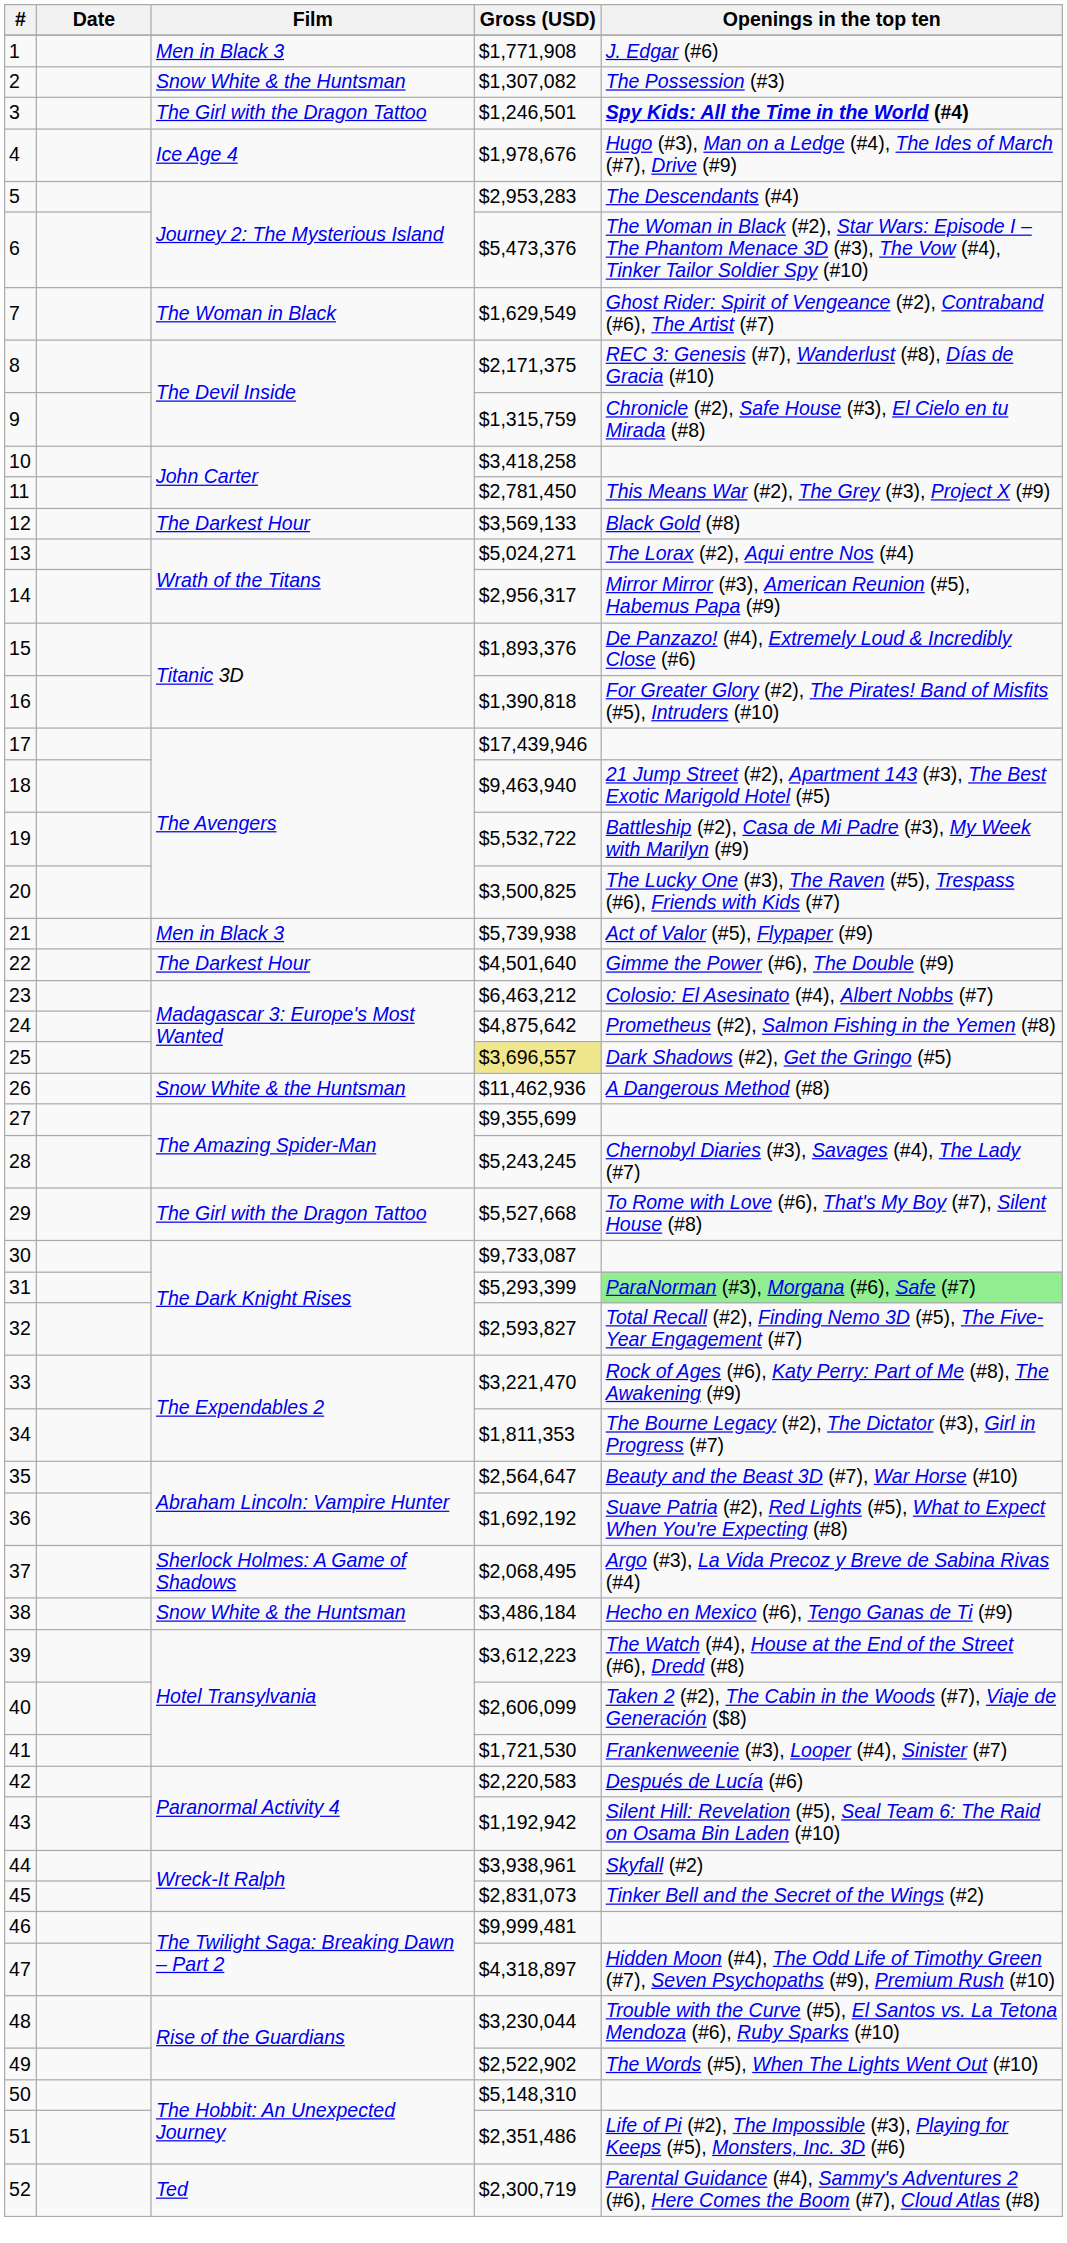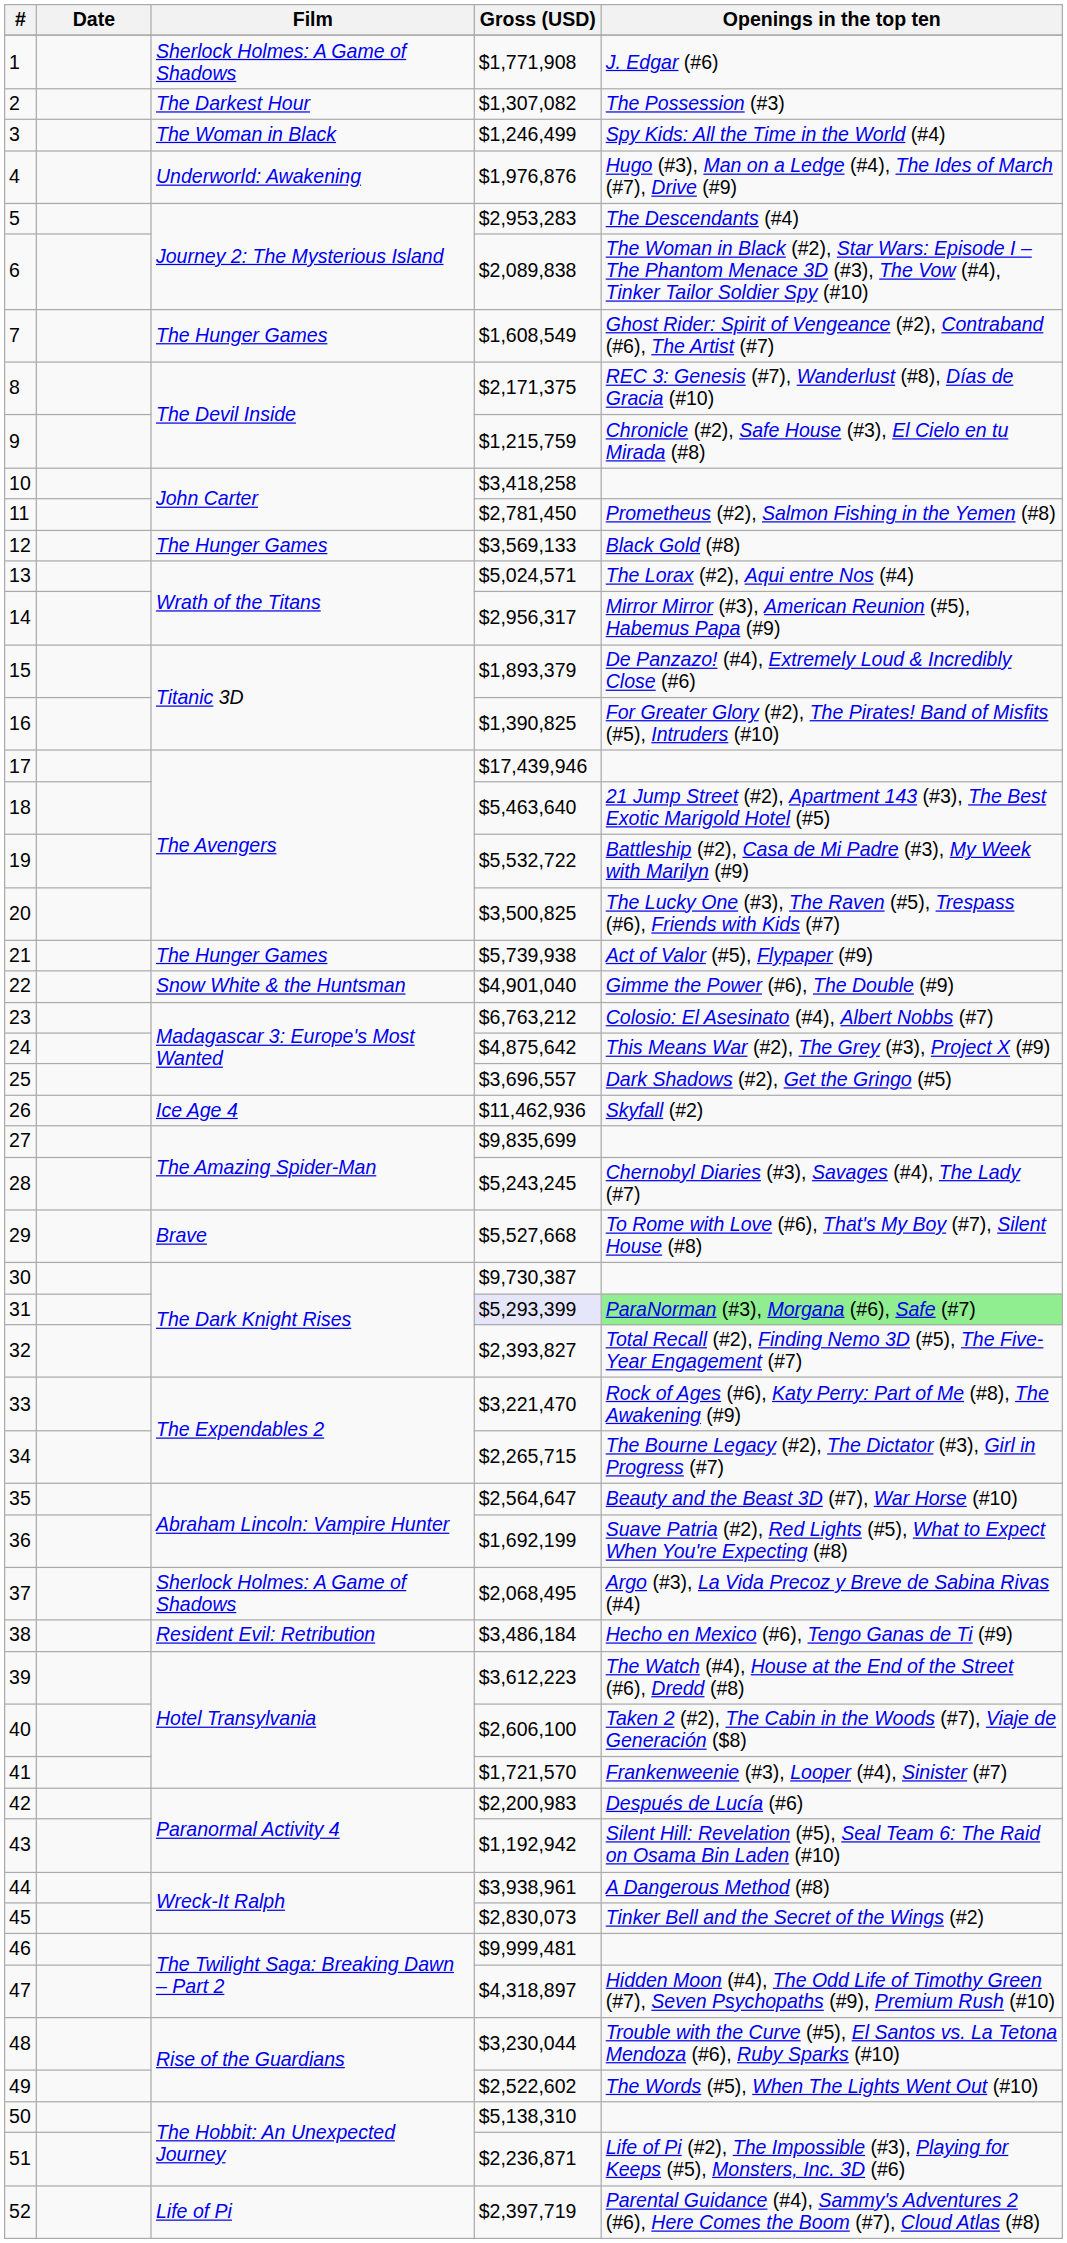(220, 50) Men in Black 3 -> (281, 61) Sherlock Holmes: A Game of Shadows
(281, 81) Snow White & the Huntsman -> (233, 103) The Darkest Hour
(291, 112) The Girl with the Dragon Tattoo -> (246, 134) The Woman in Black
(528, 112) $1,246,501 -> (528, 134) $1,246,499
(787, 112) bold -> (776, 134) normal
(197, 154) Ice Age 4 -> (259, 176) Underworld: Awakening
(528, 154) $1,978,676 -> (528, 176) $1,976,876
(528, 249) $5,473,376 -> (528, 271) $2,089,838
(246, 313) The Woman in Black -> (242, 335) The Hunger Games
(528, 313) $1,629,549 -> (528, 335) $1,608,549
(528, 419) $1,315,759 -> (528, 441) $1,215,759
(828, 492) This Means War (#2), The Grey (#3), Project X (#9) -> (831, 514) Prometheus (#2), Salmon Fishing in the Yemen (#8)
(233, 523) The Darkest Hour -> (242, 545) The Hunger Games
(528, 554) $5,024,271 -> (528, 576) $5,024,571
(528, 649) $1,893,376 -> (528, 671) $1,893,379
(528, 701) $1,390,818 -> (528, 723) $1,390,825
(528, 785) $9,463,940 -> (528, 807) $5,463,640
(220, 933) Men in Black 3 -> (242, 955) The Hunger Games
(233, 964) The Darkest Hour -> (281, 986) Snow White & the Huntsman
(528, 964) $4,501,640 -> (528, 986) $4,901,040
(528, 995) $6,463,212 -> (528, 1017) $6,763,212
(831, 1026) Prometheus (#2), Salmon Fishing in the Yemen (#8) -> (828, 1048) This Means War (#2), The Grey (#3), Project X (#9)
(528, 1057) khaki background -> (528, 1079) no background
(281, 1088) Snow White & the Huntsman -> (197, 1110) Ice Age 4
(718, 1088) A Dangerous Method (#8) -> (655, 1110) Skyfall (#2)
(528, 1119) $9,355,699 -> (528, 1141) $9,835,699
(291, 1214) The Girl with the Dragon Tattoo -> (181, 1236) Brave
(528, 1256) $9,733,087 -> (528, 1278) $9,730,387
(528, 1287) no background -> (528, 1309) lavender background
(528, 1329) $2,593,827 -> (528, 1350) $2,393,827
(527, 1434) $1,811,353 -> (528, 1456) $2,265,715
(528, 1518) $1,692,192 -> (528, 1540) $1,692,199
(281, 1613) Snow White & the Huntsman -> (266, 1635) Resident Evil: Retribution
(528, 1708) $2,606,099 -> (528, 1730) $2,606,100
(528, 1750) $1,721,530 -> (528, 1772) $1,721,570
(528, 1781) $2,220,583 -> (528, 1803) $2,200,983
(655, 1865) Skyfall (#2) -> (718, 1887) A Dangerous Method (#8)
(528, 1896) $2,831,073 -> (528, 1918) $2,830,073
(528, 2063) $2,522,902 -> (528, 2085) $2,522,602
(528, 2094) $5,148,310 -> (528, 2116) $5,138,310
(528, 2136) $2,351,486 -> (528, 2158) $2,236,871
(172, 2189) Ted -> (194, 2211) Life of Pi
(528, 2189) $2,300,719 -> (528, 2211) $2,397,719
